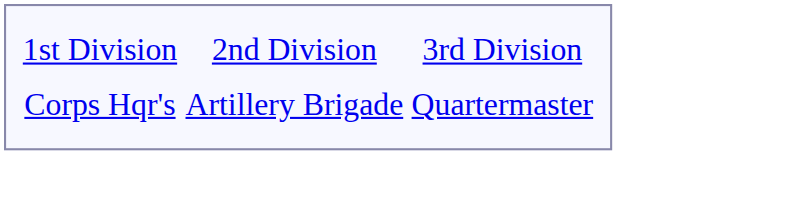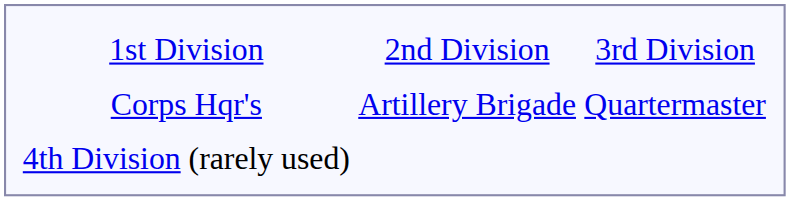+ row: (186, 158)
